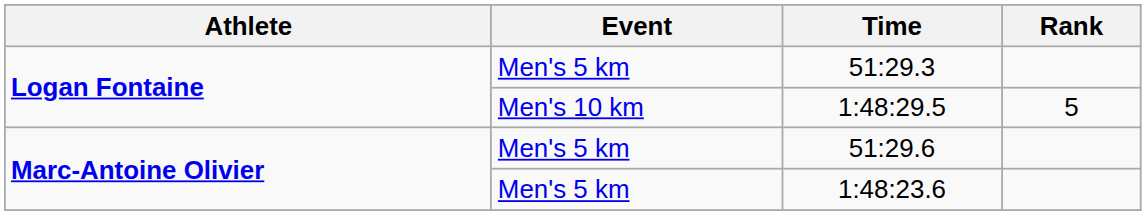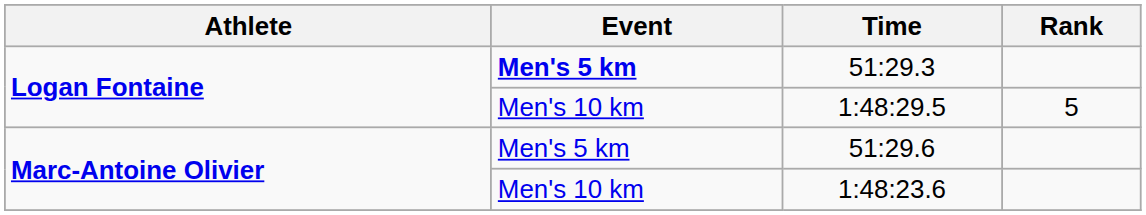(564, 67) normal -> (567, 67) bold
(564, 190) Men's 5 km -> (571, 190) Men's 10 km
